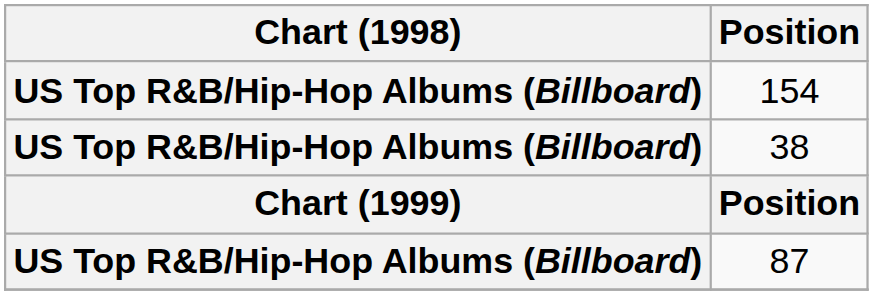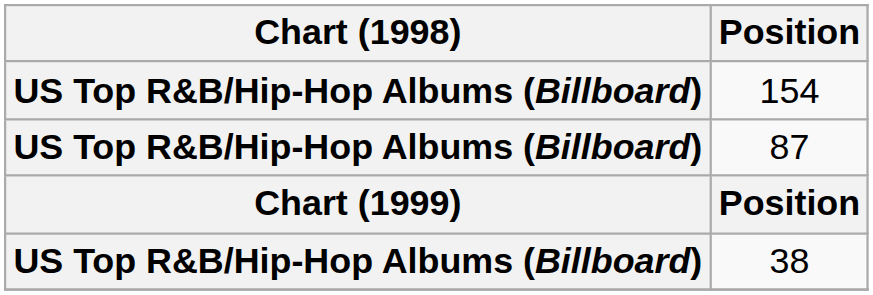rows swapped: (789, 146) <-> (789, 260)
